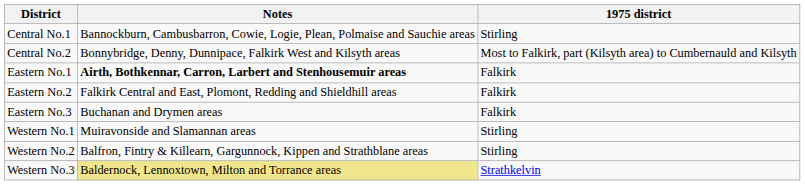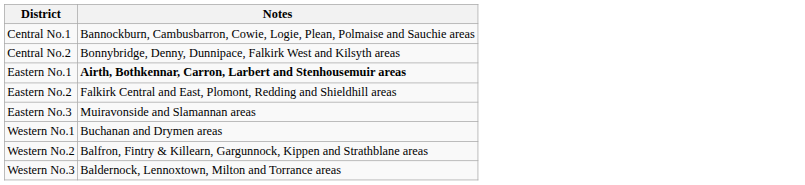- column: (639, 14)
(151, 111) Buchanan and Drymen areas -> (168, 111) Muiravonside and Slamannan areas
(168, 131) Muiravonside and Slamannan areas -> (151, 131) Buchanan and Drymen areas
(211, 170) khaki background -> (211, 170) no background
